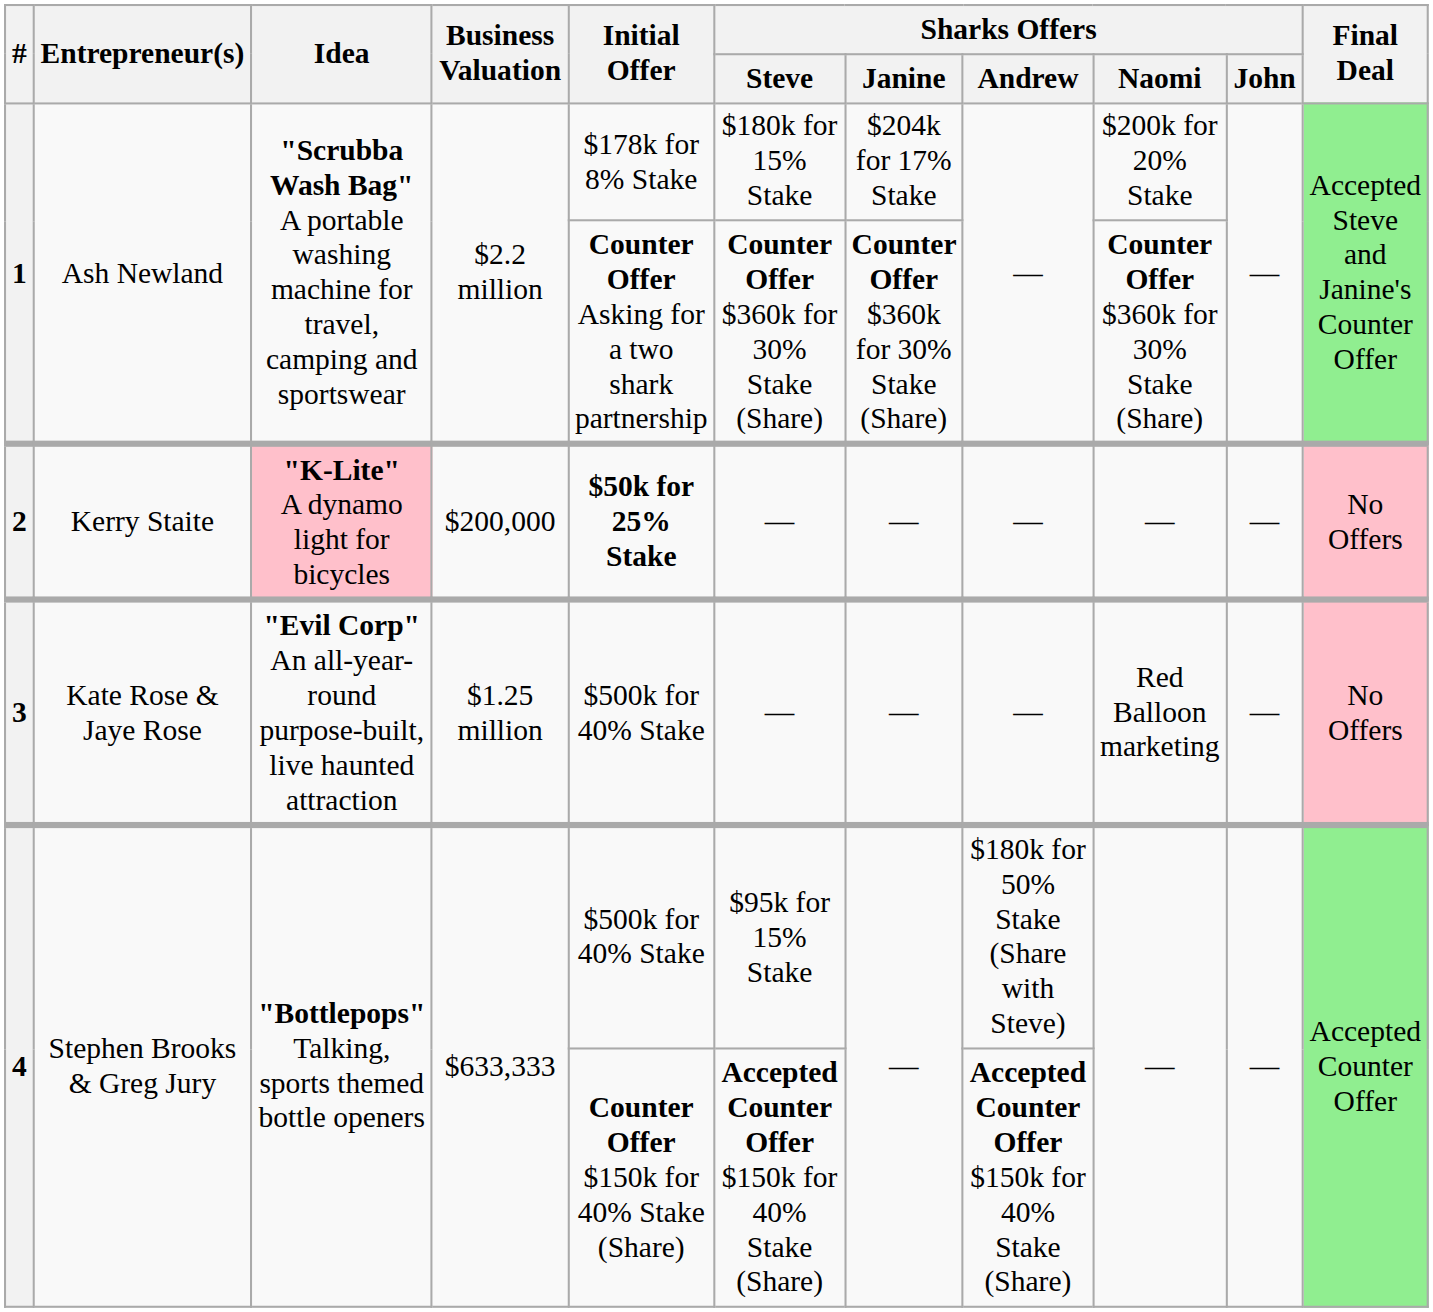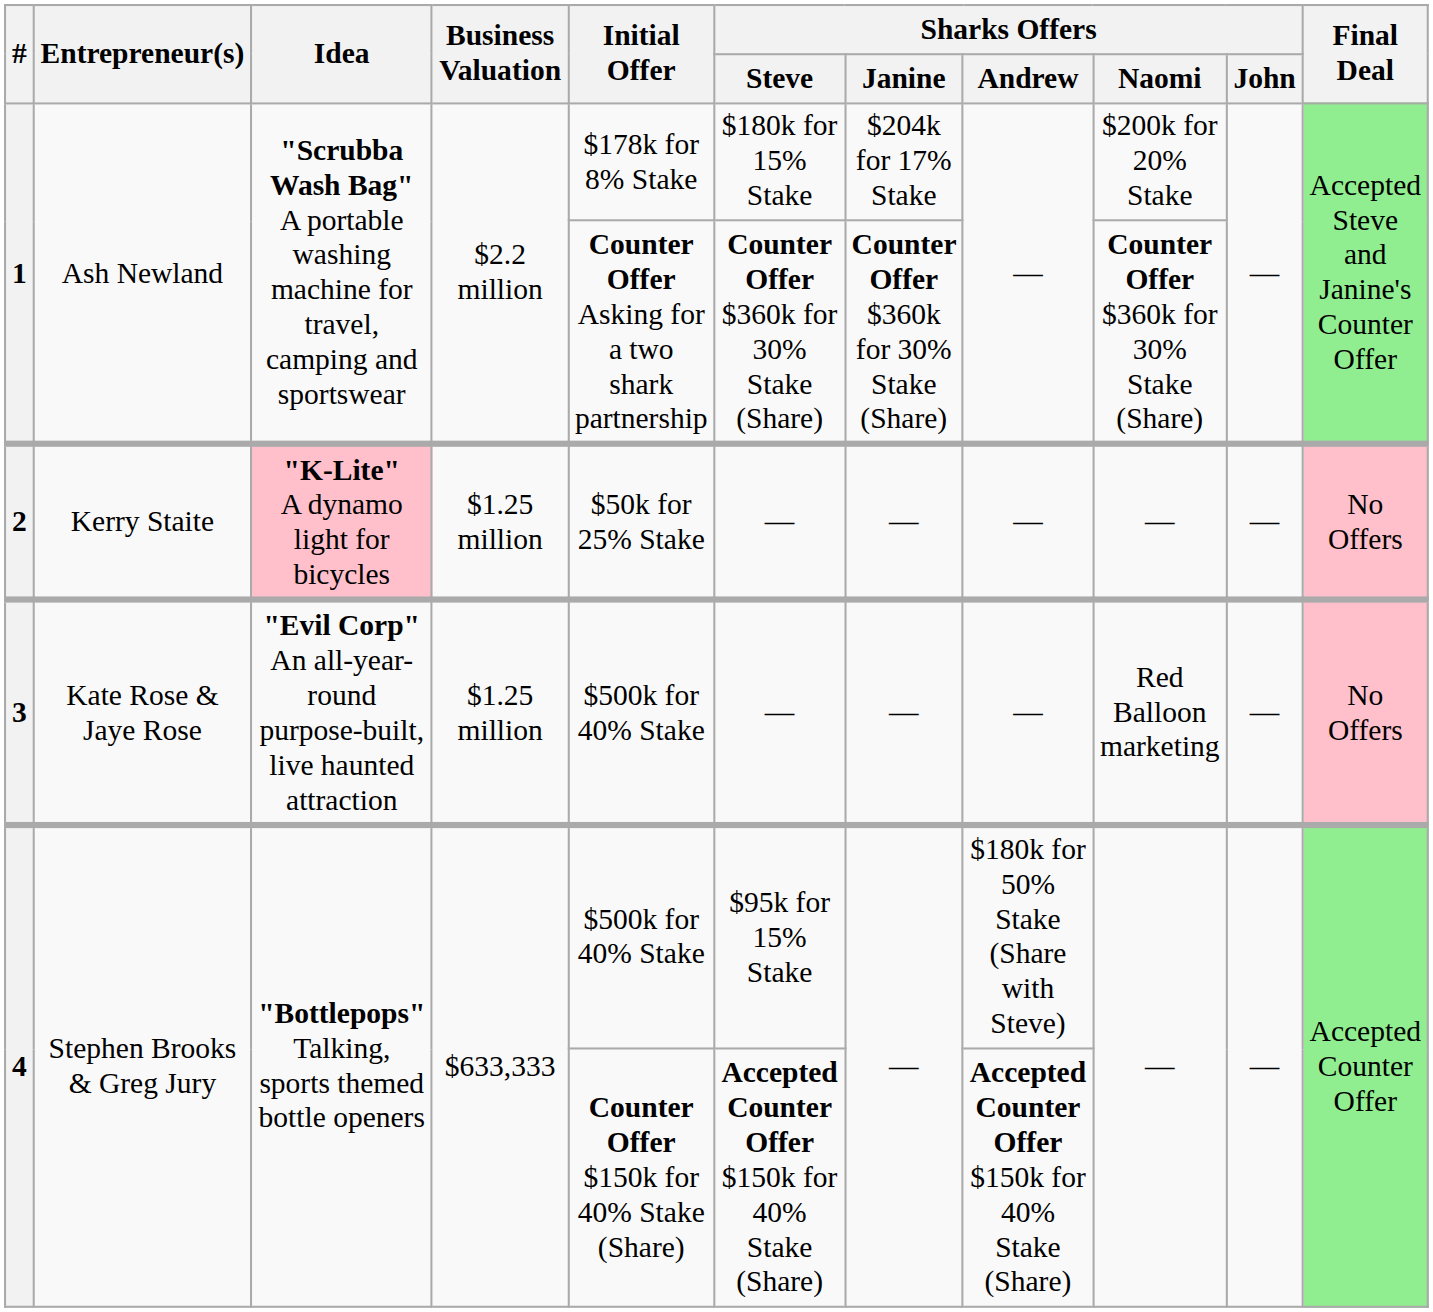(500, 522) $200,000 -> (500, 522) $1.25 million
(641, 522) bold -> (641, 522) normal
